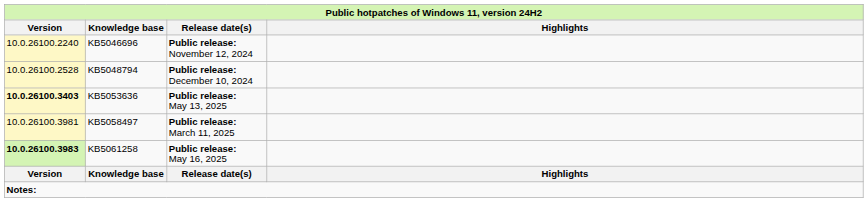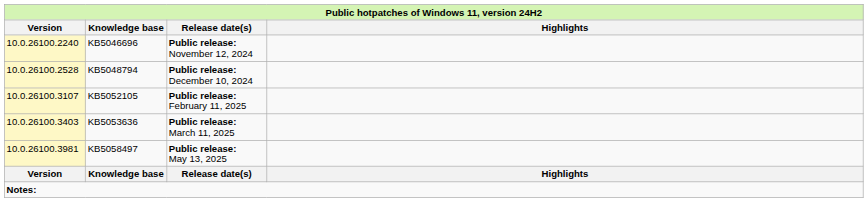+ row: (113, 95)
(43, 95) bold -> (43, 122) normal
(203, 101) Public release: May 13, 2025 -> (203, 127) Public release: March 11, 2025
(203, 127) Public release: March 11, 2025 -> (203, 153) Public release: May 13, 2025
- row: (113, 148)
